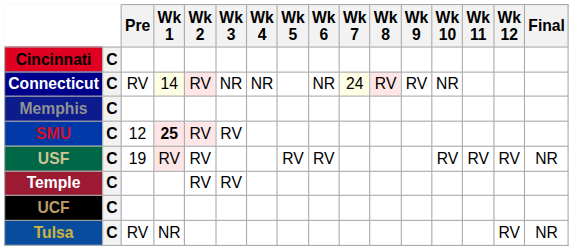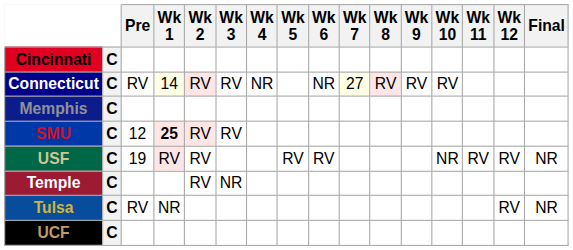(231, 84) NR -> (231, 84) RV
(355, 84) 24 -> (355, 84) 27
(447, 84) NR -> (447, 84) RV
(447, 159) RV -> (447, 159) NR
(231, 184) RV -> (231, 184) NR
rows swapped: (54, 233) <-> (54, 208)
